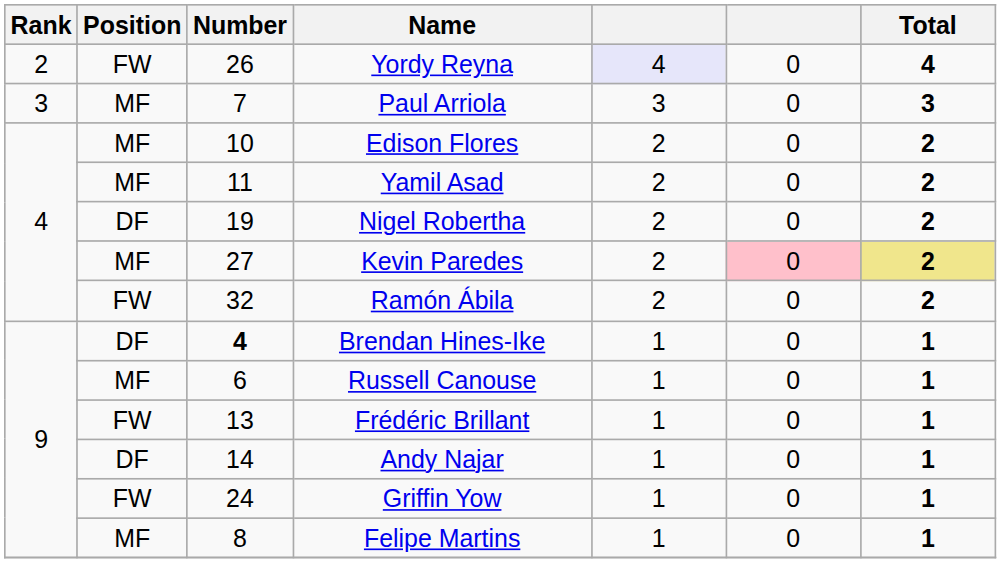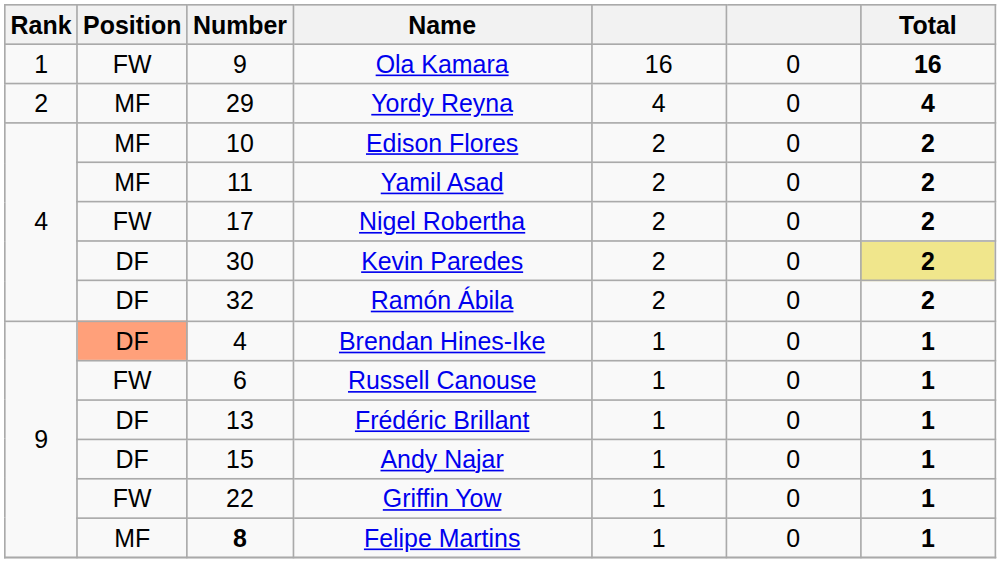+ row: (442, 64)
(132, 64) FW -> (132, 104) MF
(240, 64) 26 -> (240, 104) 29
(659, 64) lavender background -> (659, 104) no background
- row: (442, 104)
(132, 222) DF -> (132, 222) FW
(240, 222) 19 -> (240, 222) 17
(132, 262) MF -> (132, 262) DF
(240, 262) 27 -> (240, 262) 30
(793, 262) pink background -> (793, 262) no background
(132, 301) FW -> (132, 301) DF
(132, 340) no background -> (132, 340) lightsalmon background
(240, 340) bold -> (240, 340) normal
(132, 380) MF -> (132, 380) FW
(132, 419) FW -> (132, 419) DF
(240, 459) 14 -> (240, 459) 15
(240, 498) 24 -> (240, 498) 22
(240, 538) normal -> (240, 538) bold
